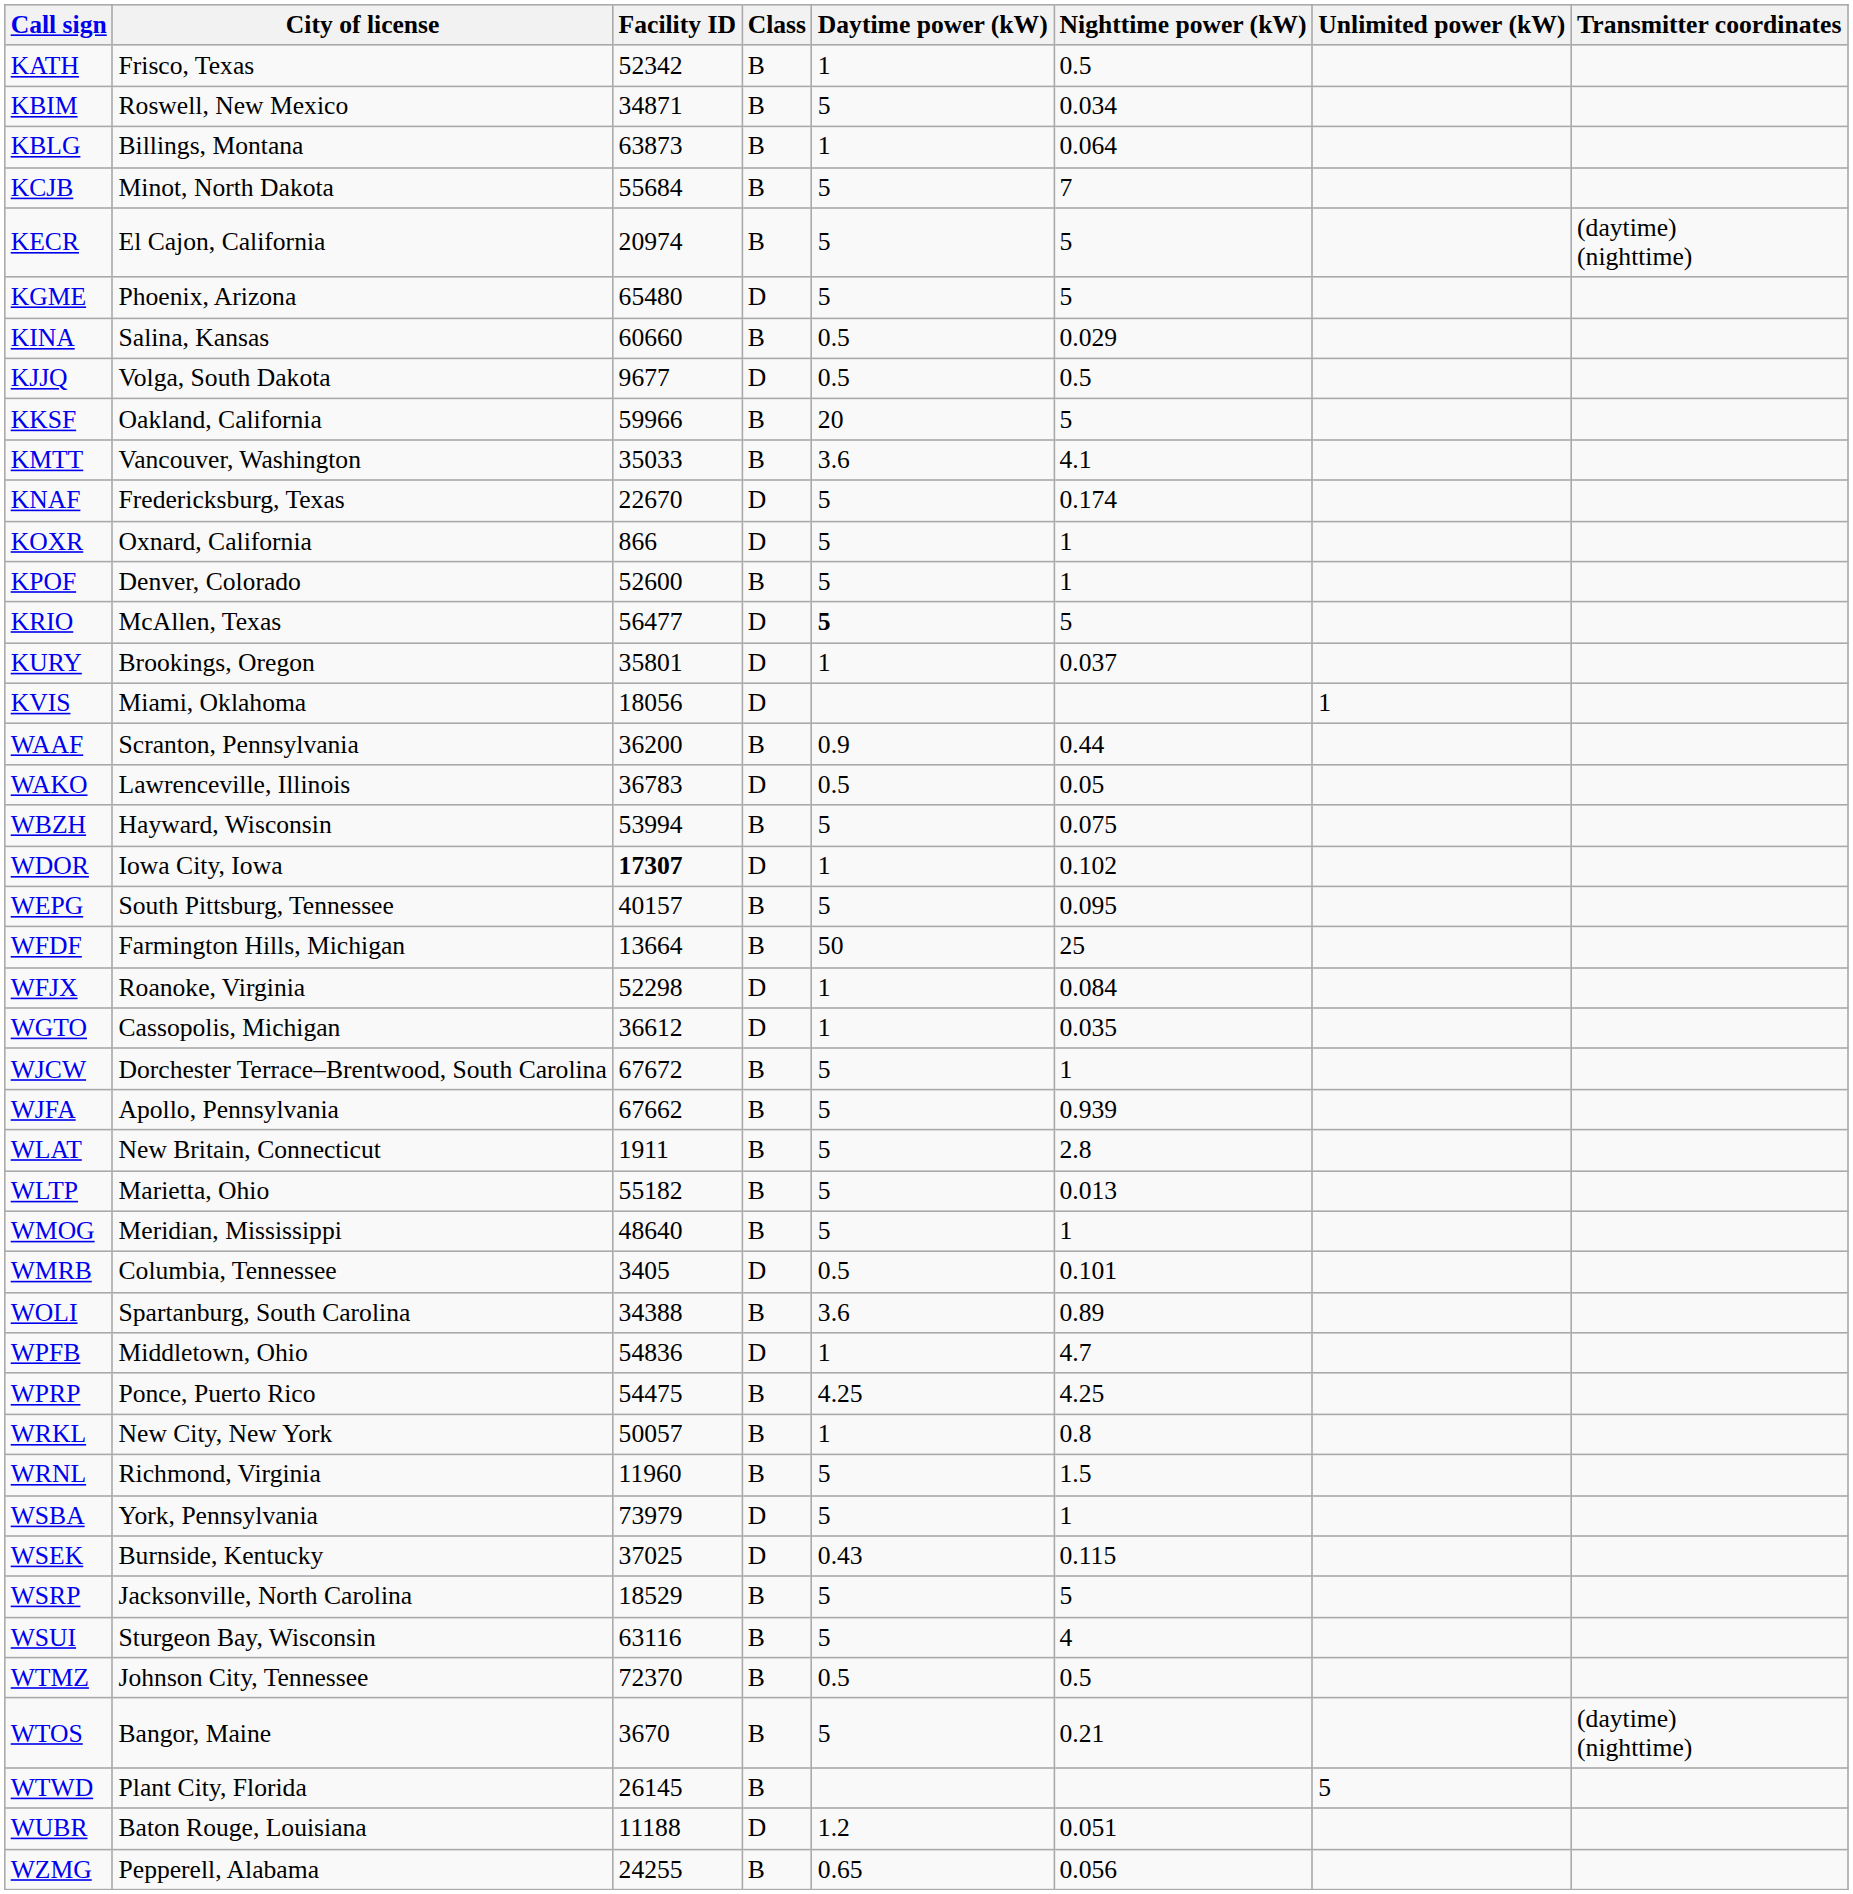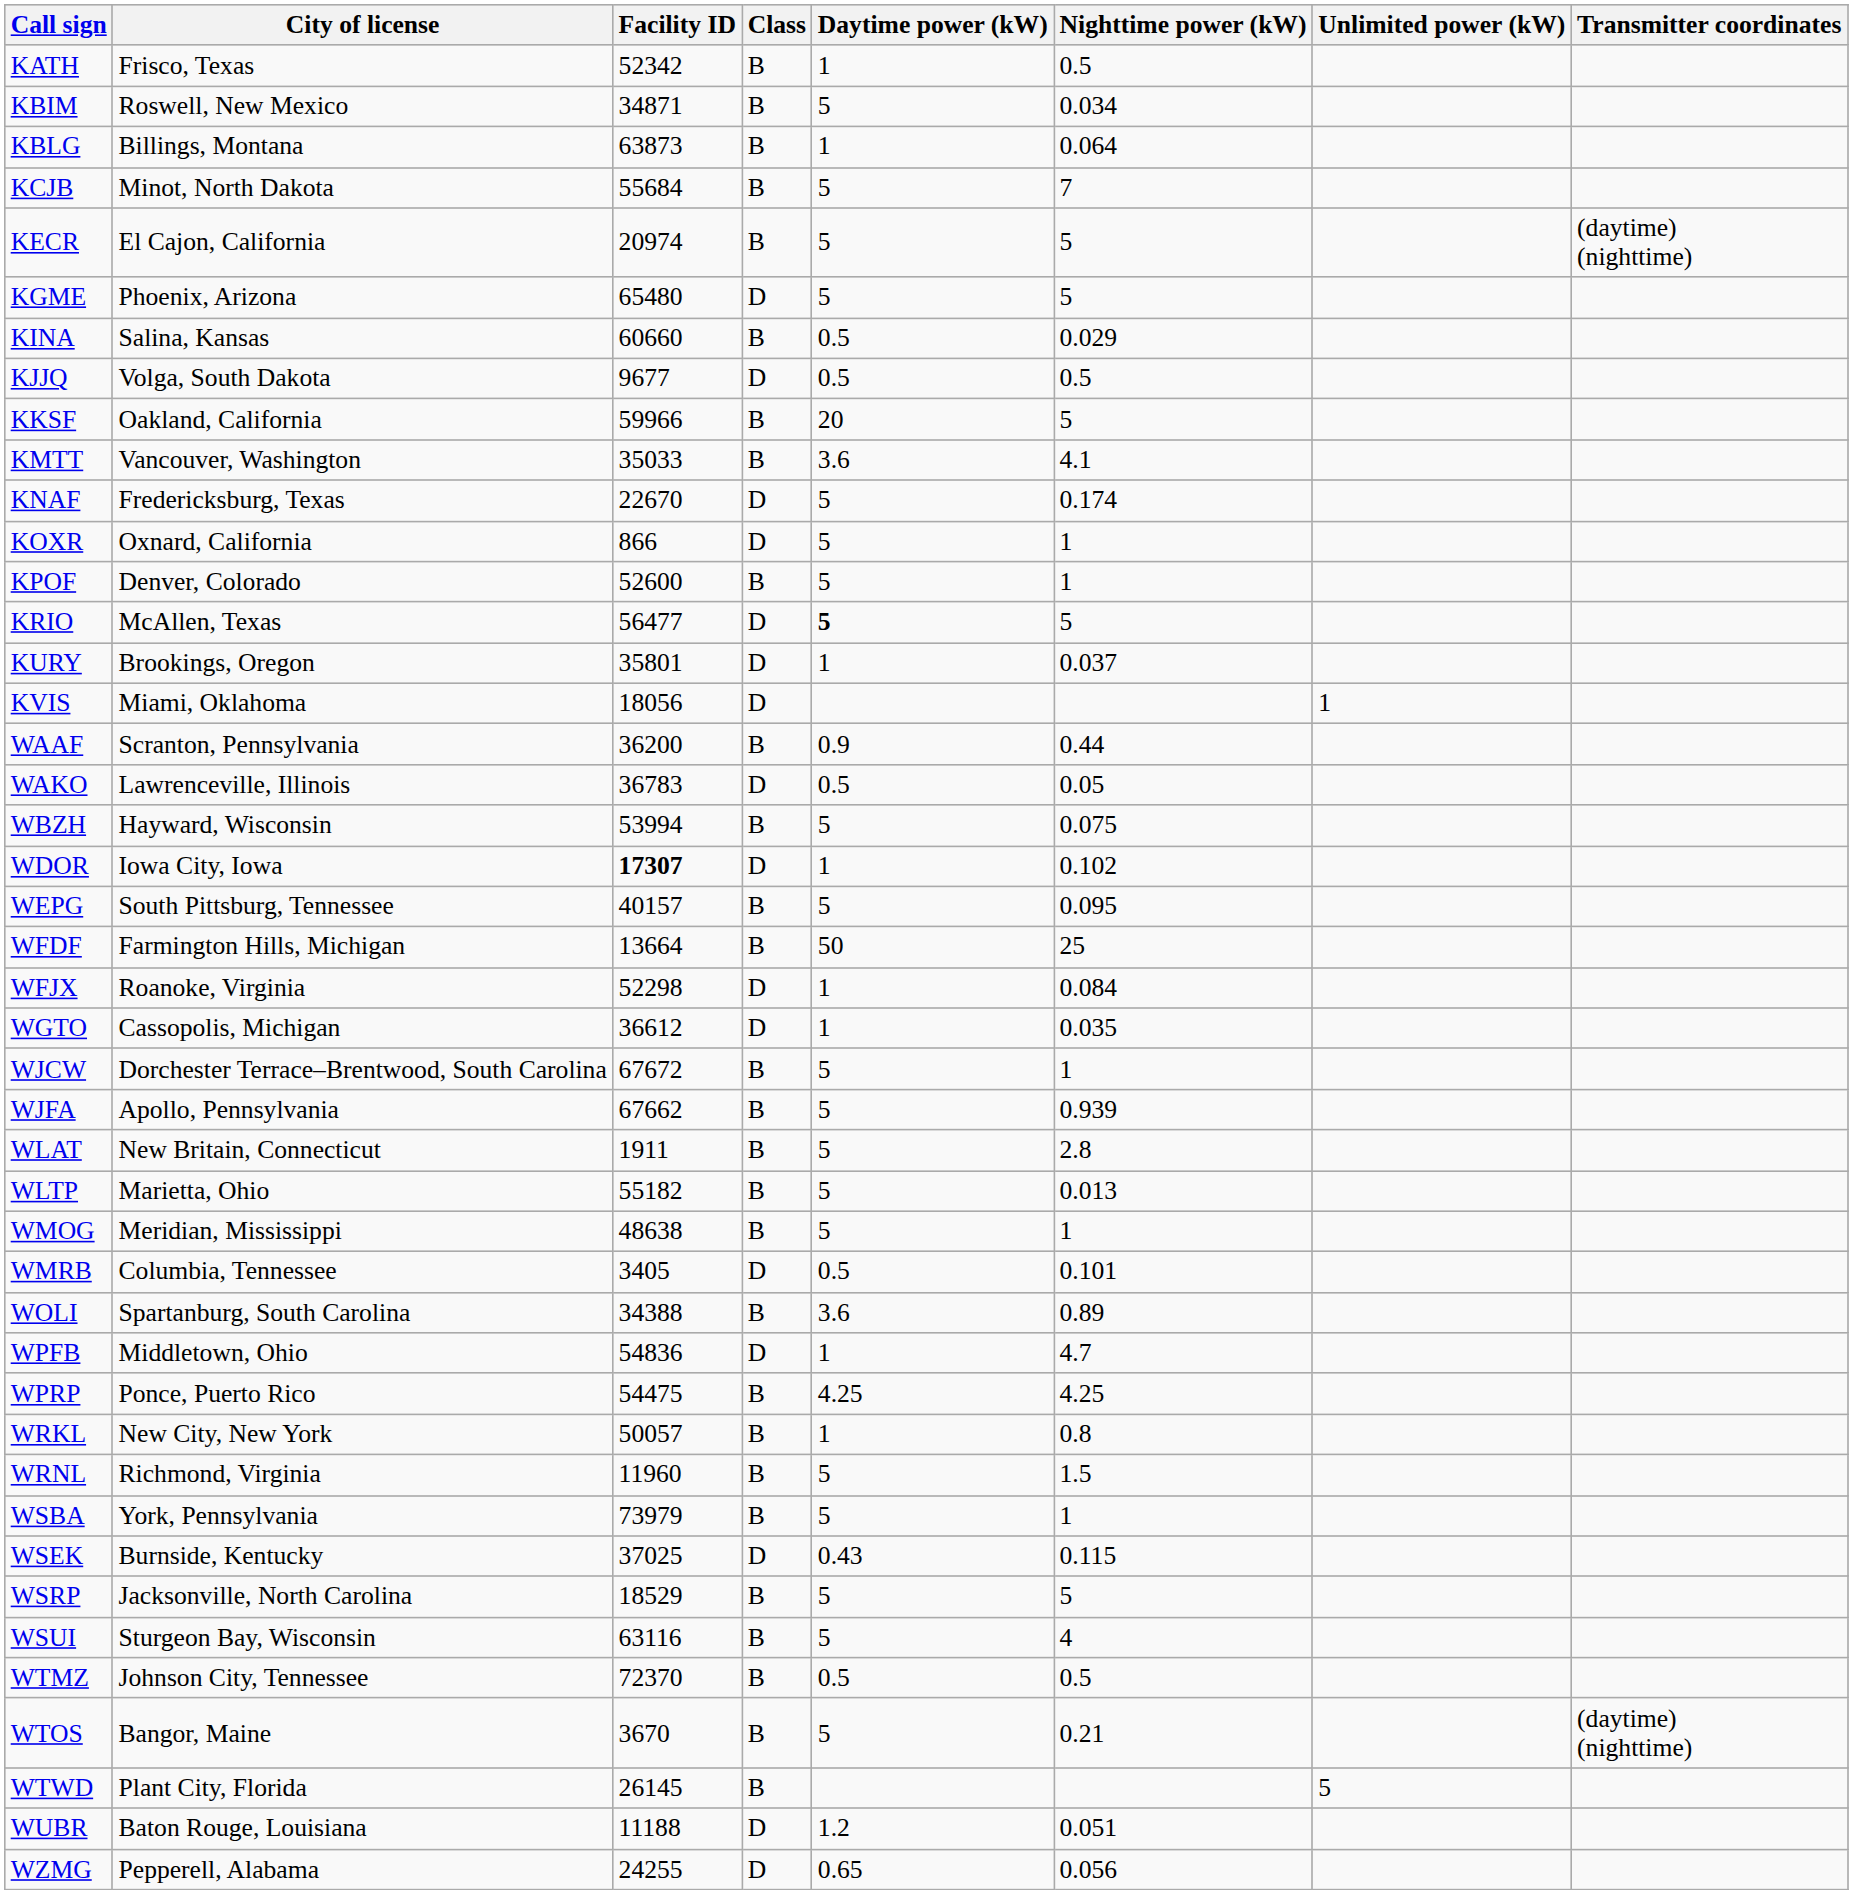(651, 1230) 48640 -> (651, 1230) 48638
(757, 1515) D -> (756, 1515) B
(756, 1868) B -> (757, 1868) D
